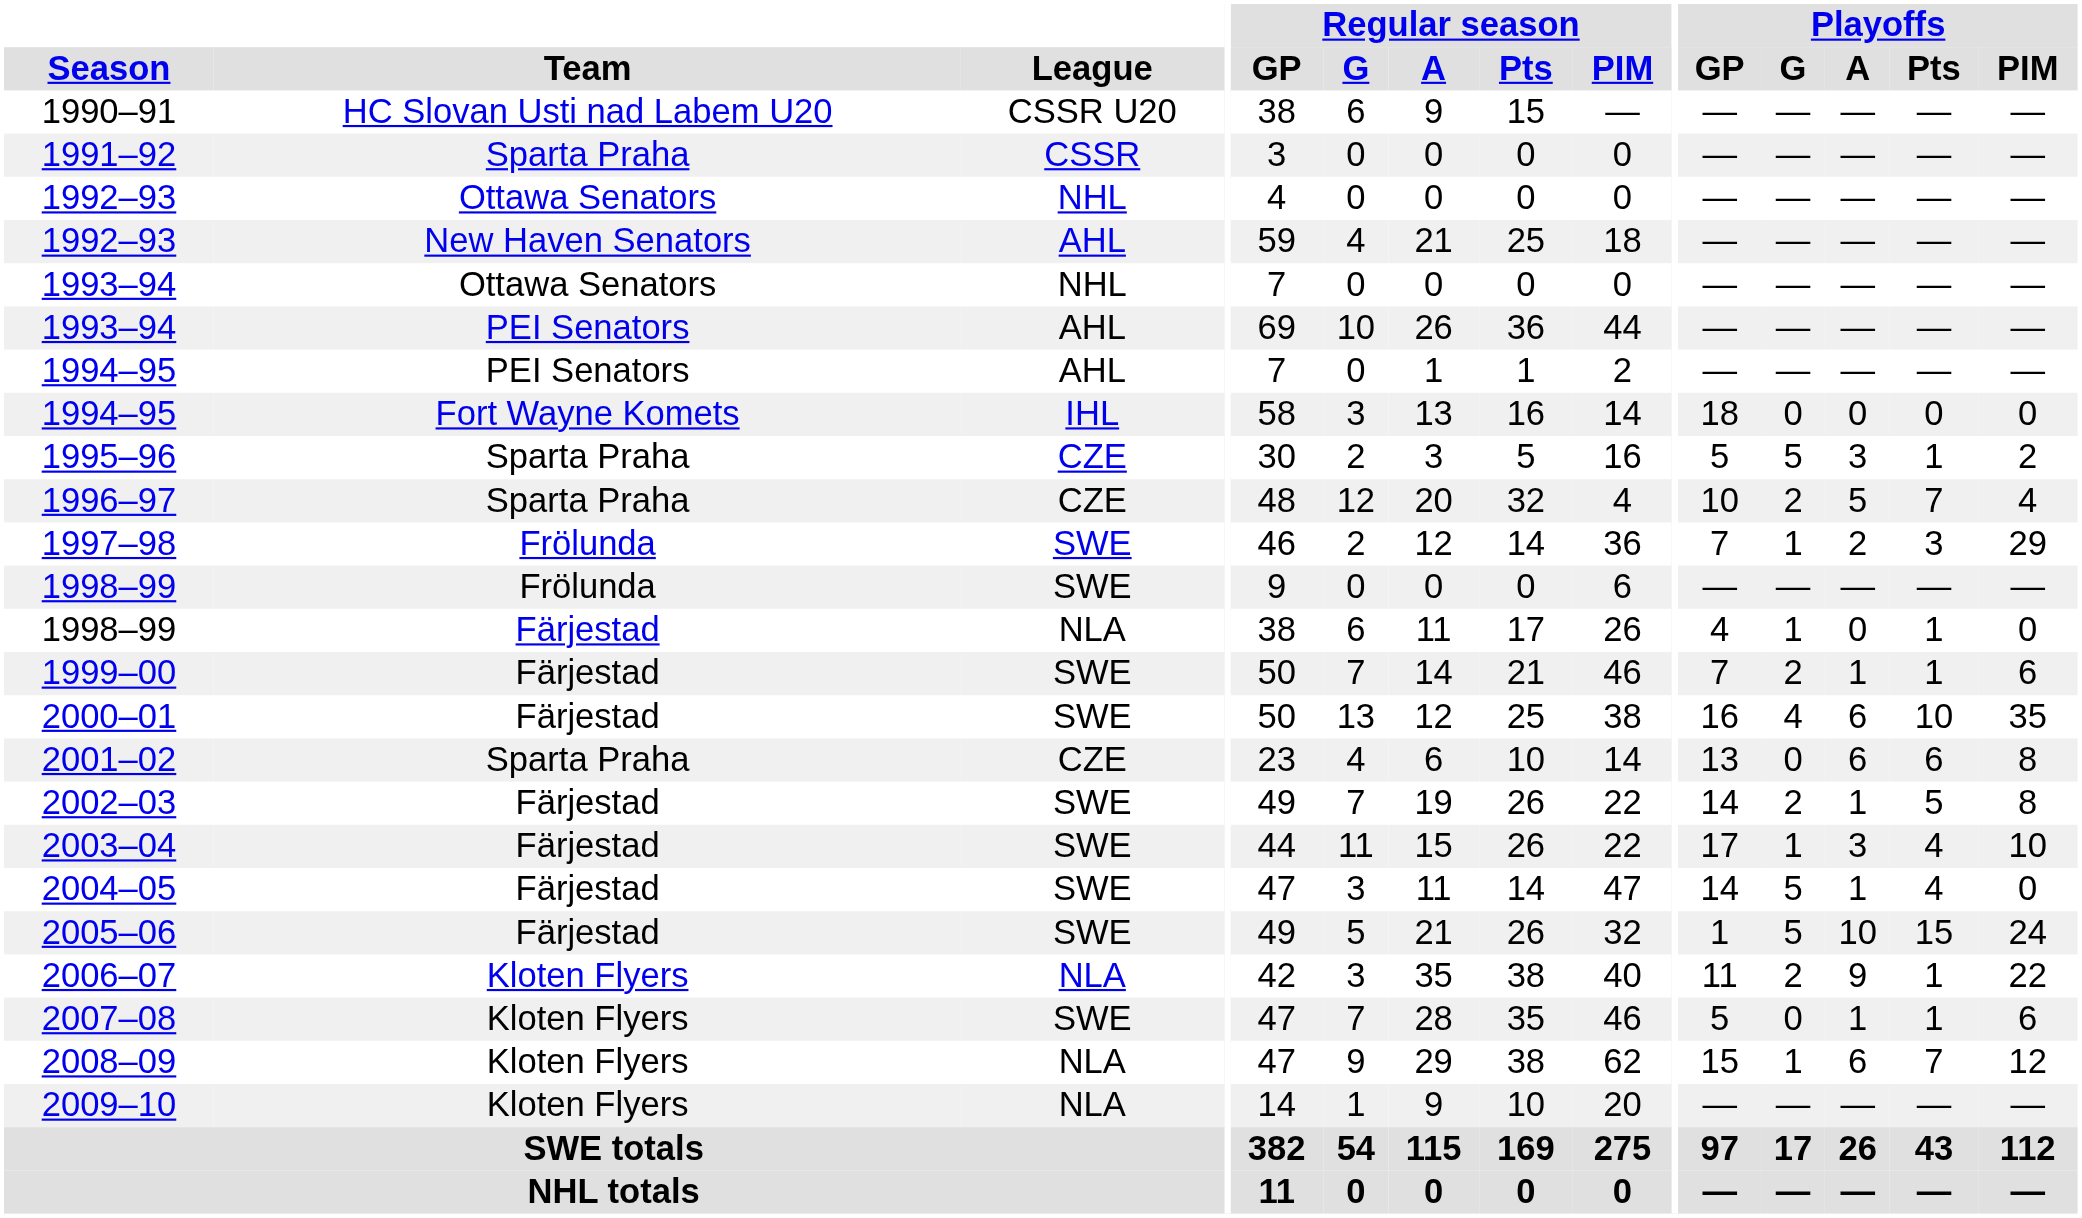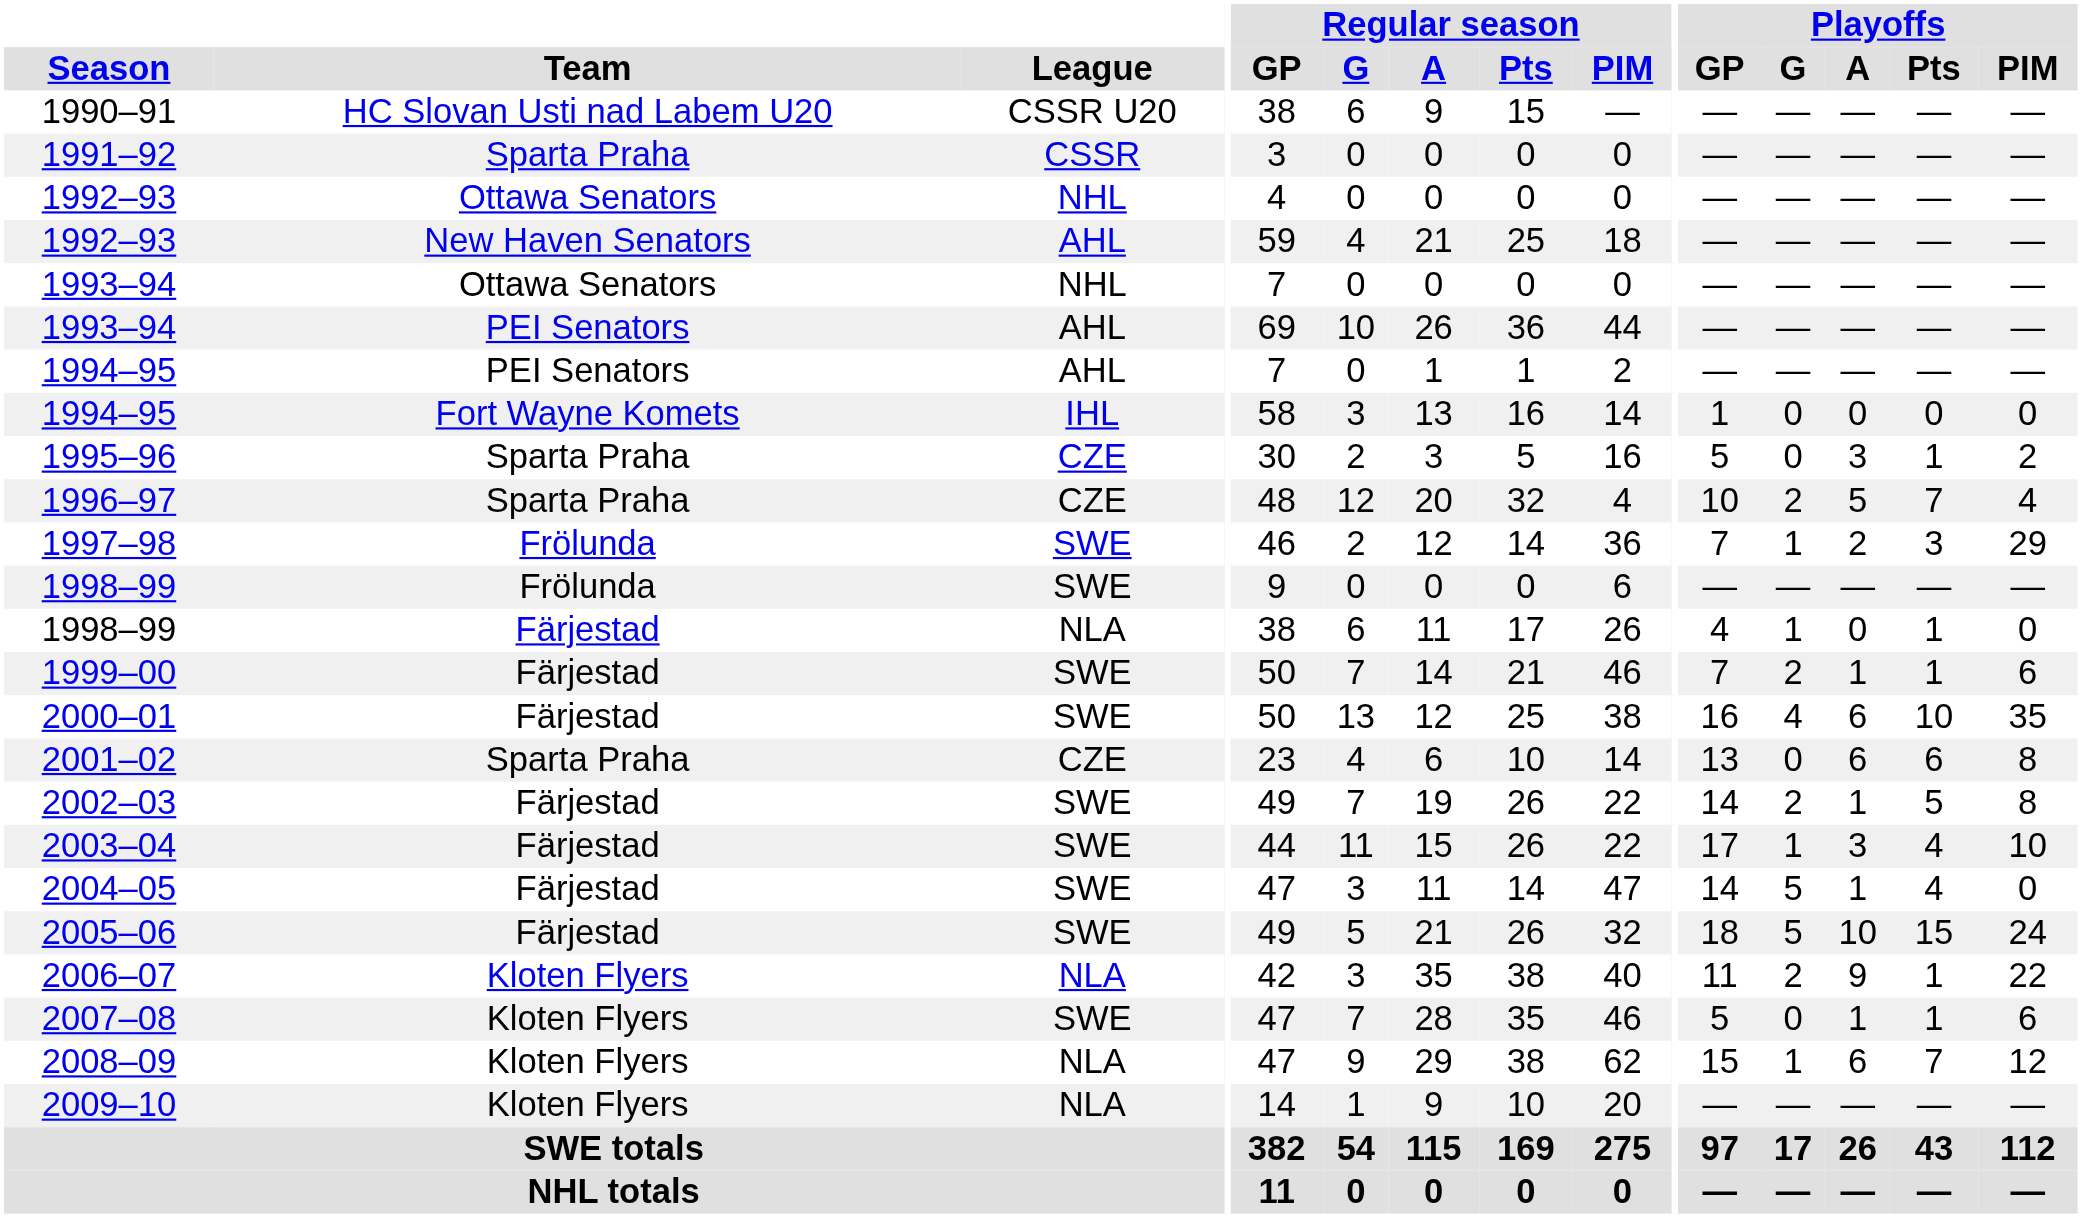(1720, 413) 18 -> (1720, 413) 1
(1793, 457) 5 -> (1793, 457) 0
(1720, 932) 1 -> (1720, 932) 18
